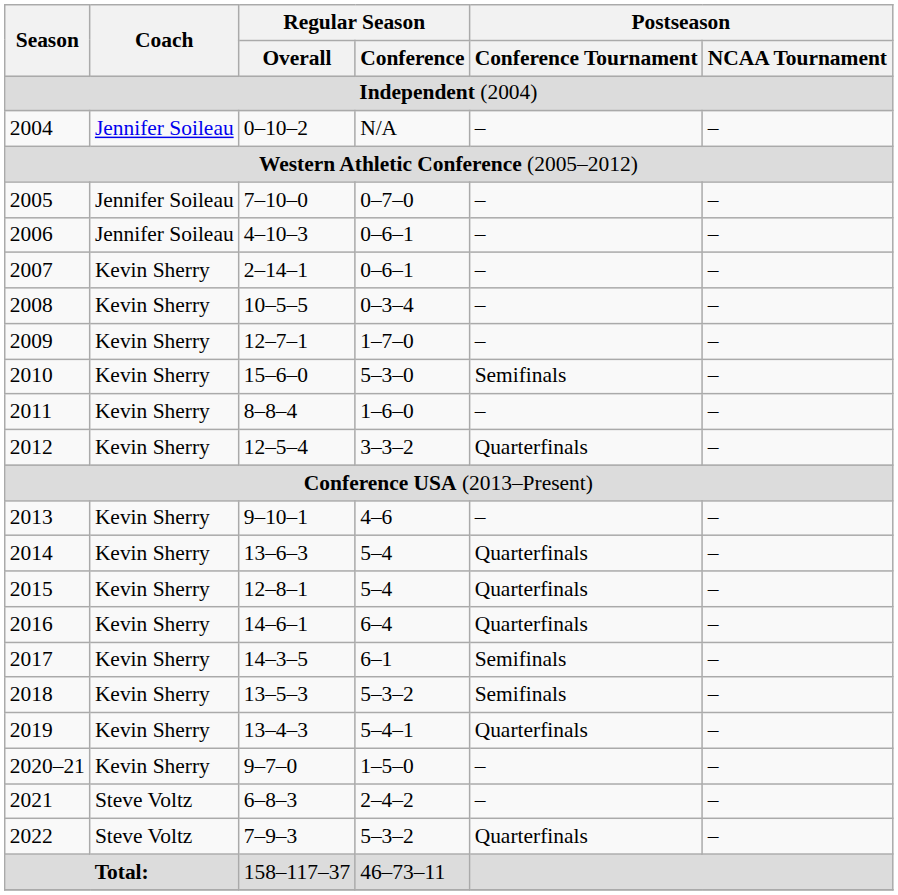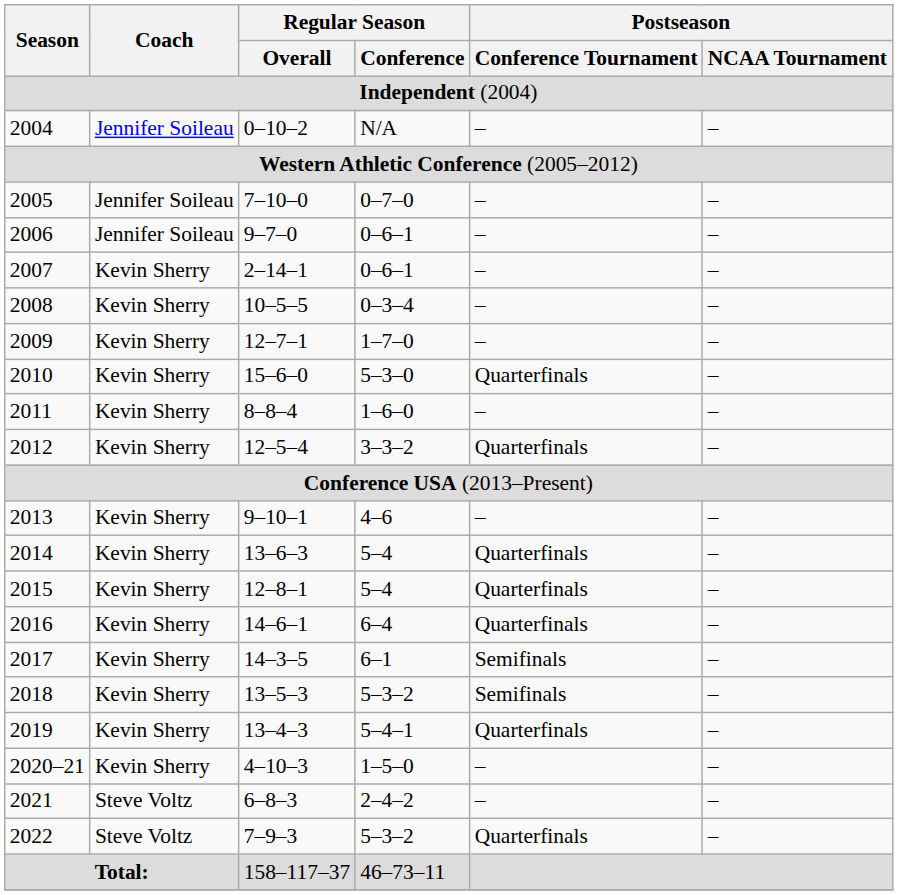(276, 234) 4–10–3 -> (271, 234) 9–7–0
(521, 376) Semifinals -> (531, 376) Quarterfinals
(271, 765) 9–7–0 -> (276, 765) 4–10–3
